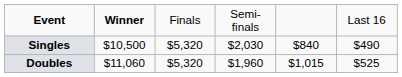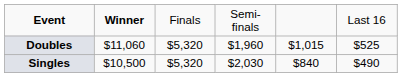rows swapped: (49, 45) <-> (49, 64)
